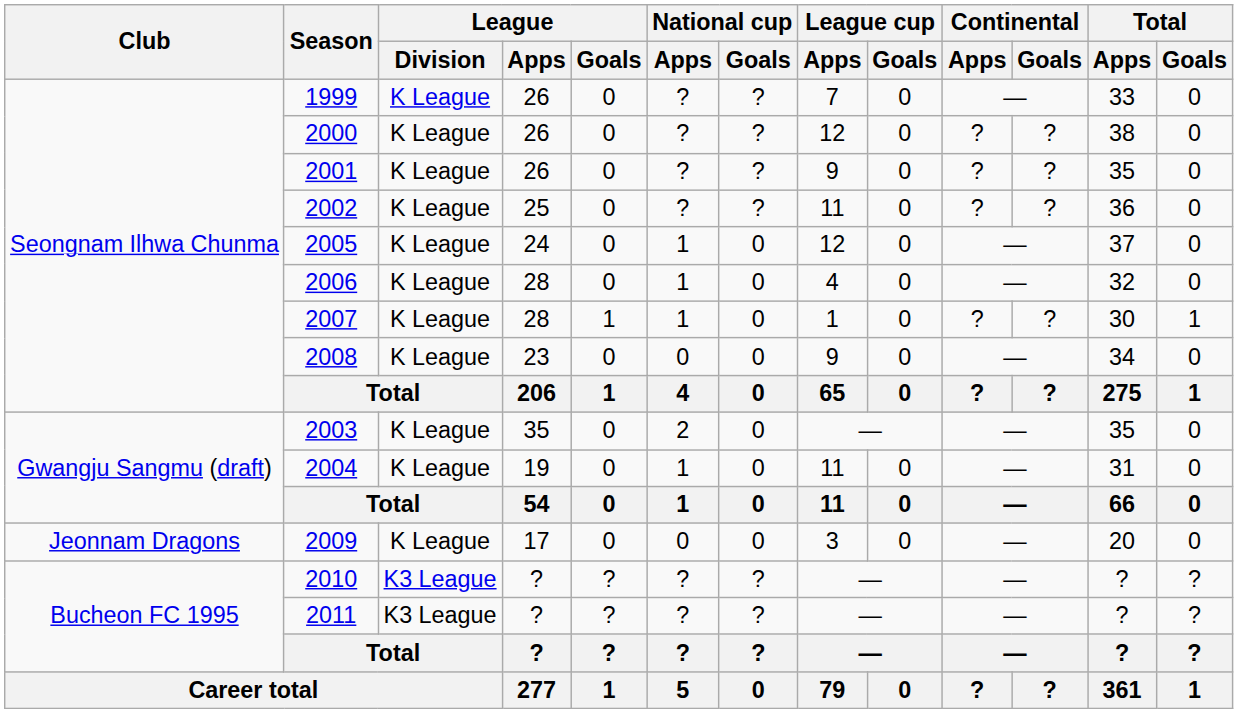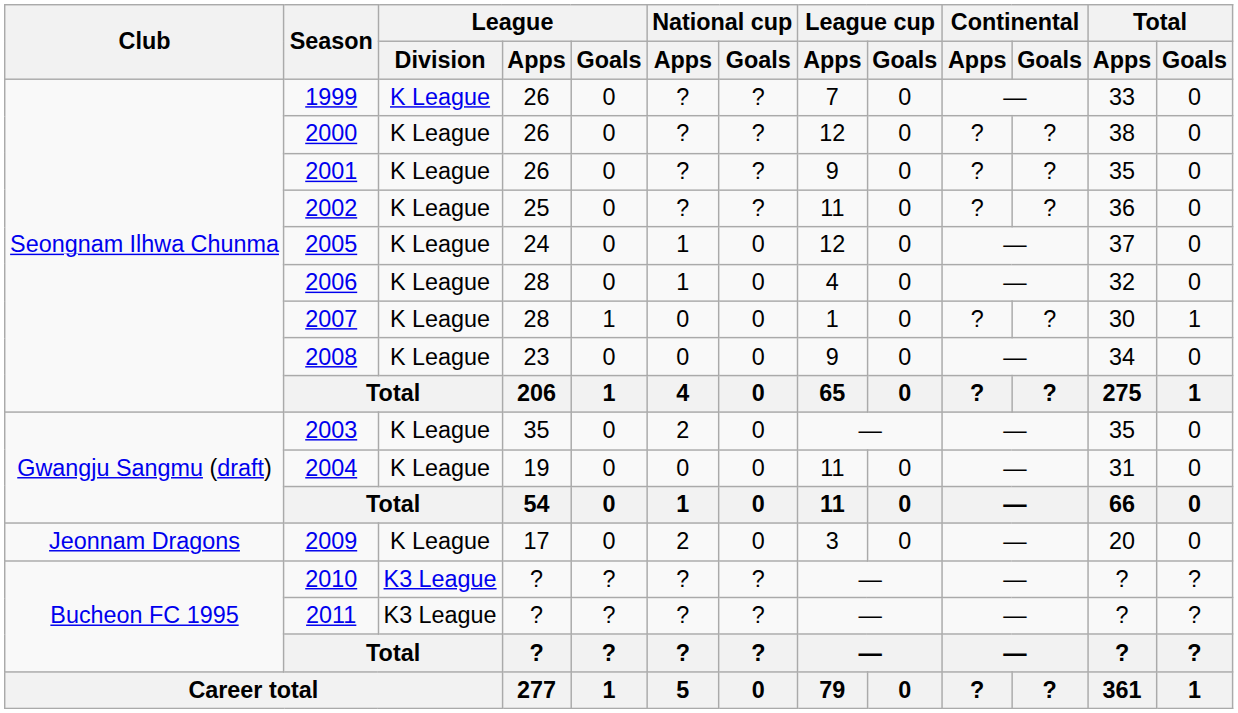(683, 319) 1 -> (683, 319) 0
(683, 467) 1 -> (683, 467) 0
(683, 541) 0 -> (683, 541) 2
